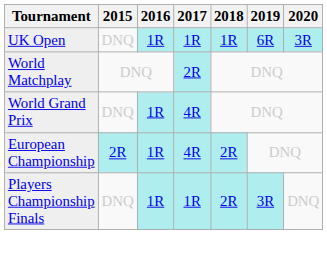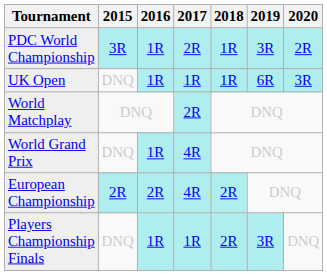+ row: (51, 48)
(156, 152) 1R -> (156, 192) 2R
